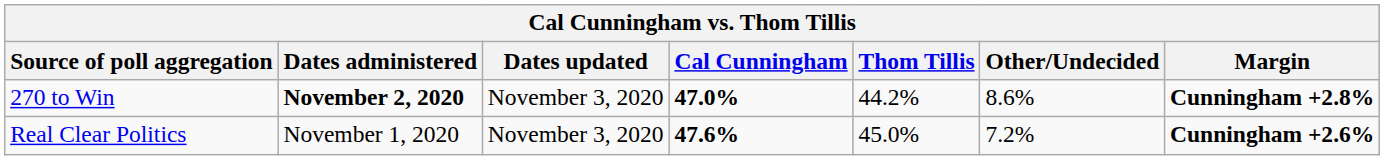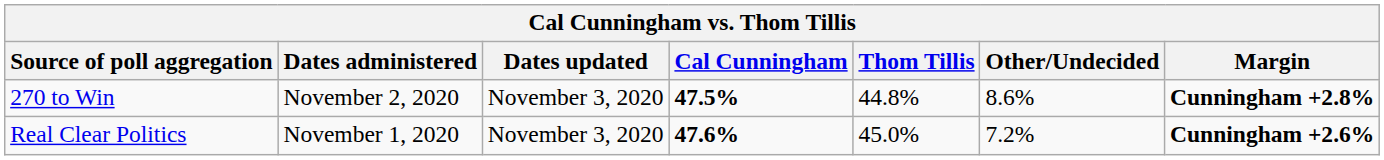(374, 97) bold -> (371, 97) normal
(707, 97) 47.0% -> (707, 97) 47.5%
(889, 97) 44.2% -> (889, 97) 44.8%
